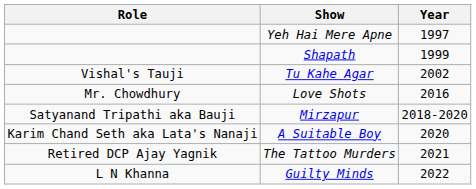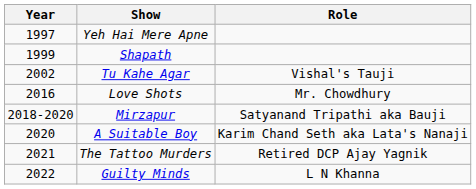columns swapped: (435, 14) <-> (132, 14)
